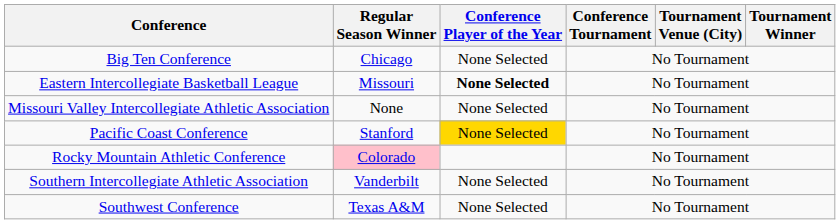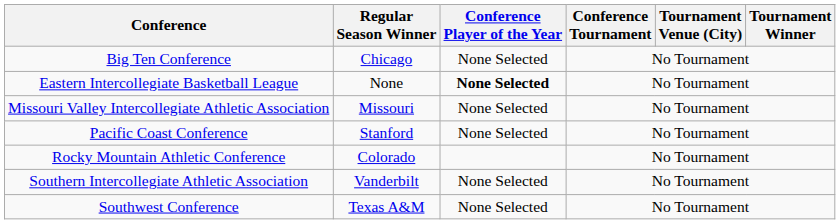(386, 83) Missouri -> (386, 83) None
(386, 108) None -> (386, 108) Missouri
(503, 132) gold background -> (503, 132) no background
(386, 157) pink background -> (386, 157) no background
